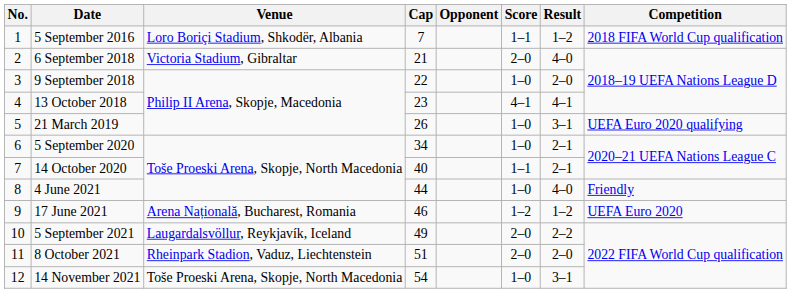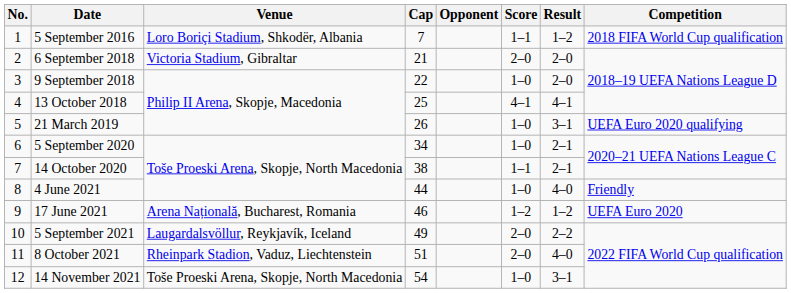(562, 59) 4–0 -> (562, 59) 2–0
(421, 102) 23 -> (421, 102) 25
(421, 168) 40 -> (421, 168) 38
(562, 255) 2–0 -> (562, 255) 4–0
